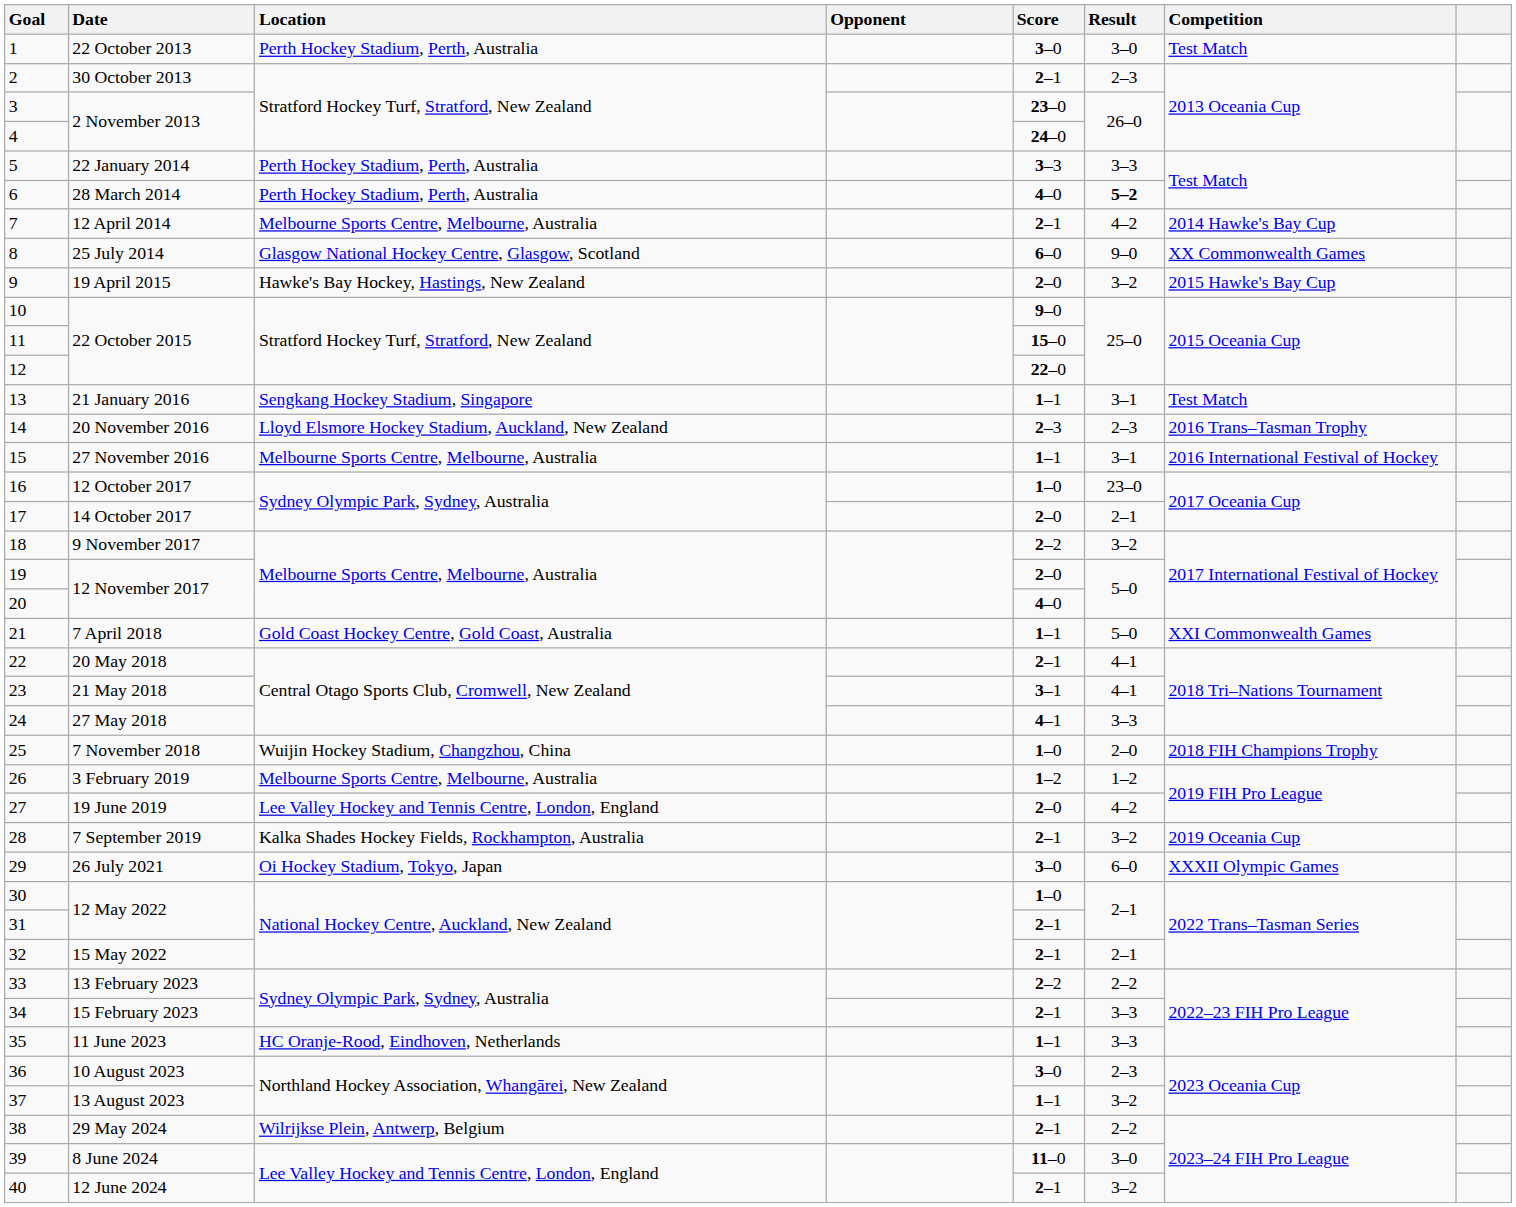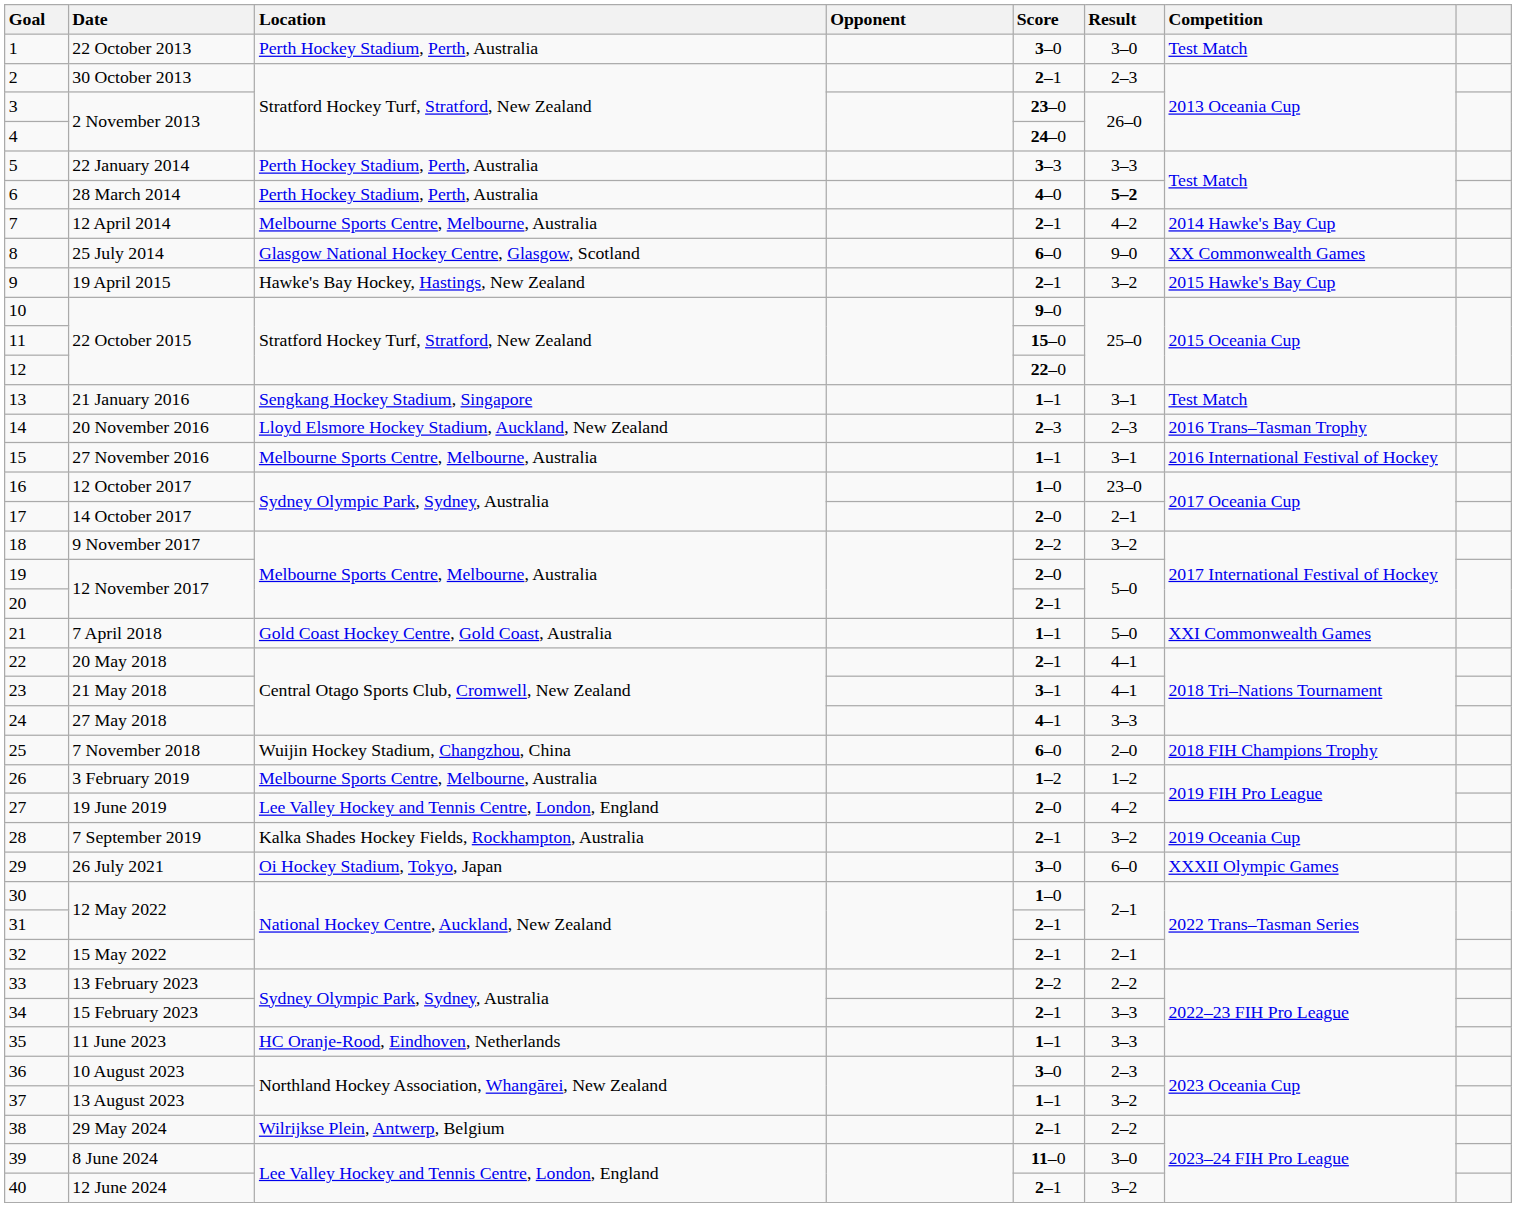(1048, 282) 2–0 -> (1048, 282) 2–1
(1048, 603) 4–0 -> (1048, 603) 2–1
(1048, 749) 1–0 -> (1048, 749) 6–0
